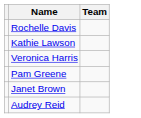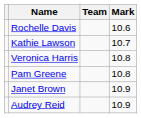+ column: (123, 12)
